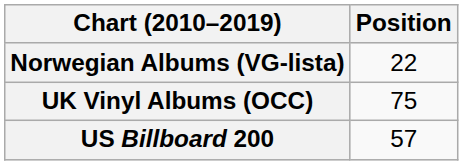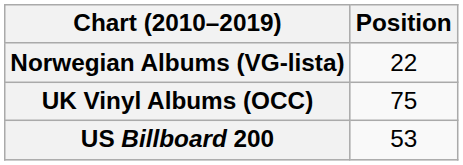(404, 139) 57 -> (404, 139) 53
